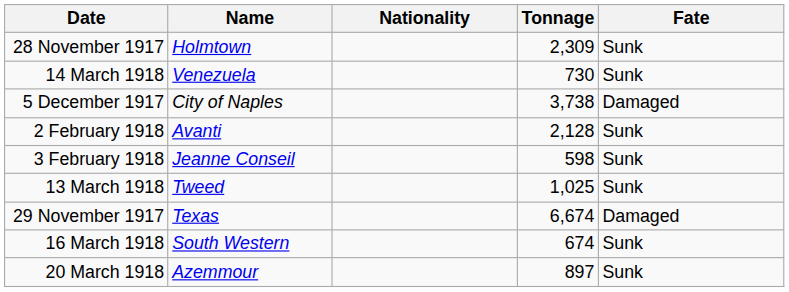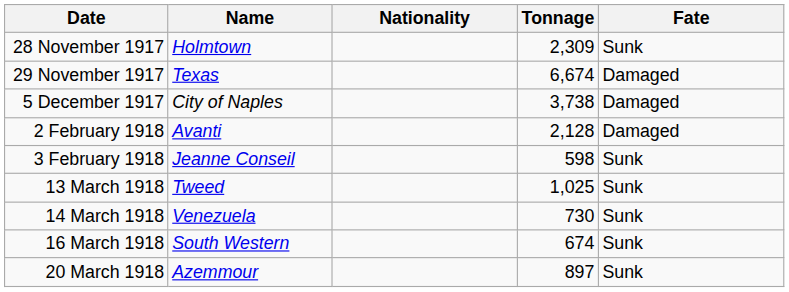rows swapped: (89, 215) <-> (105, 74)
(623, 131) Sunk -> (641, 131) Damaged
